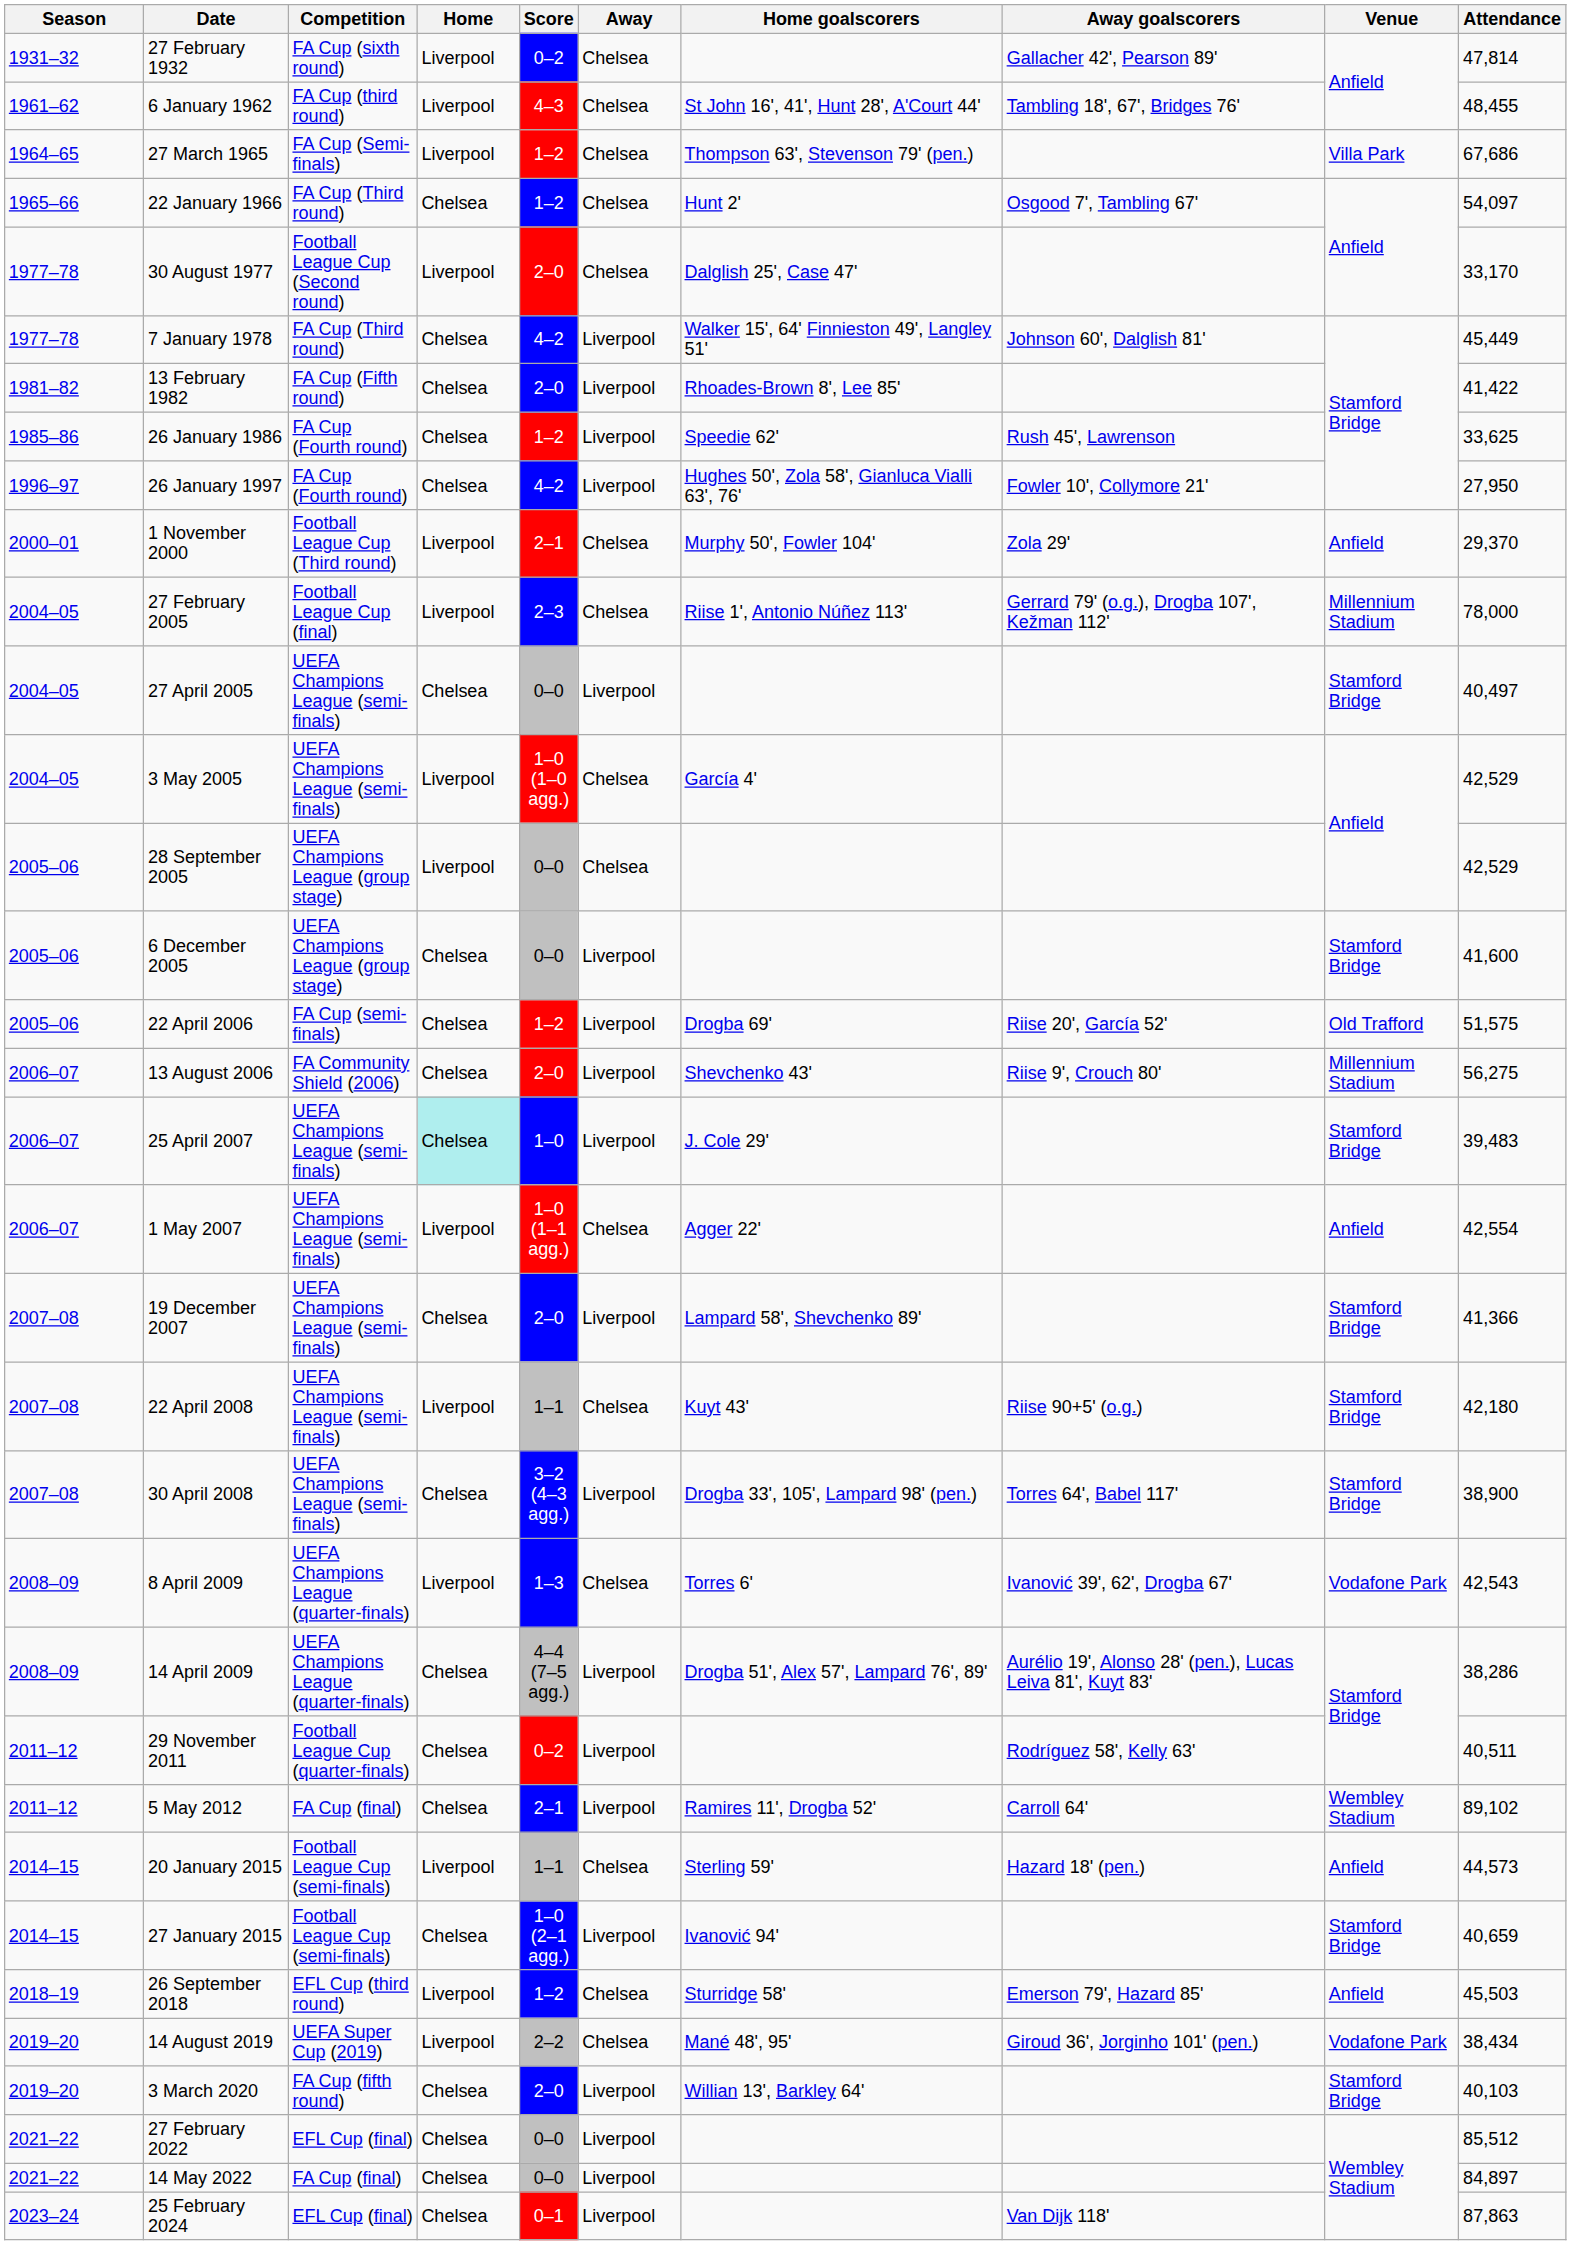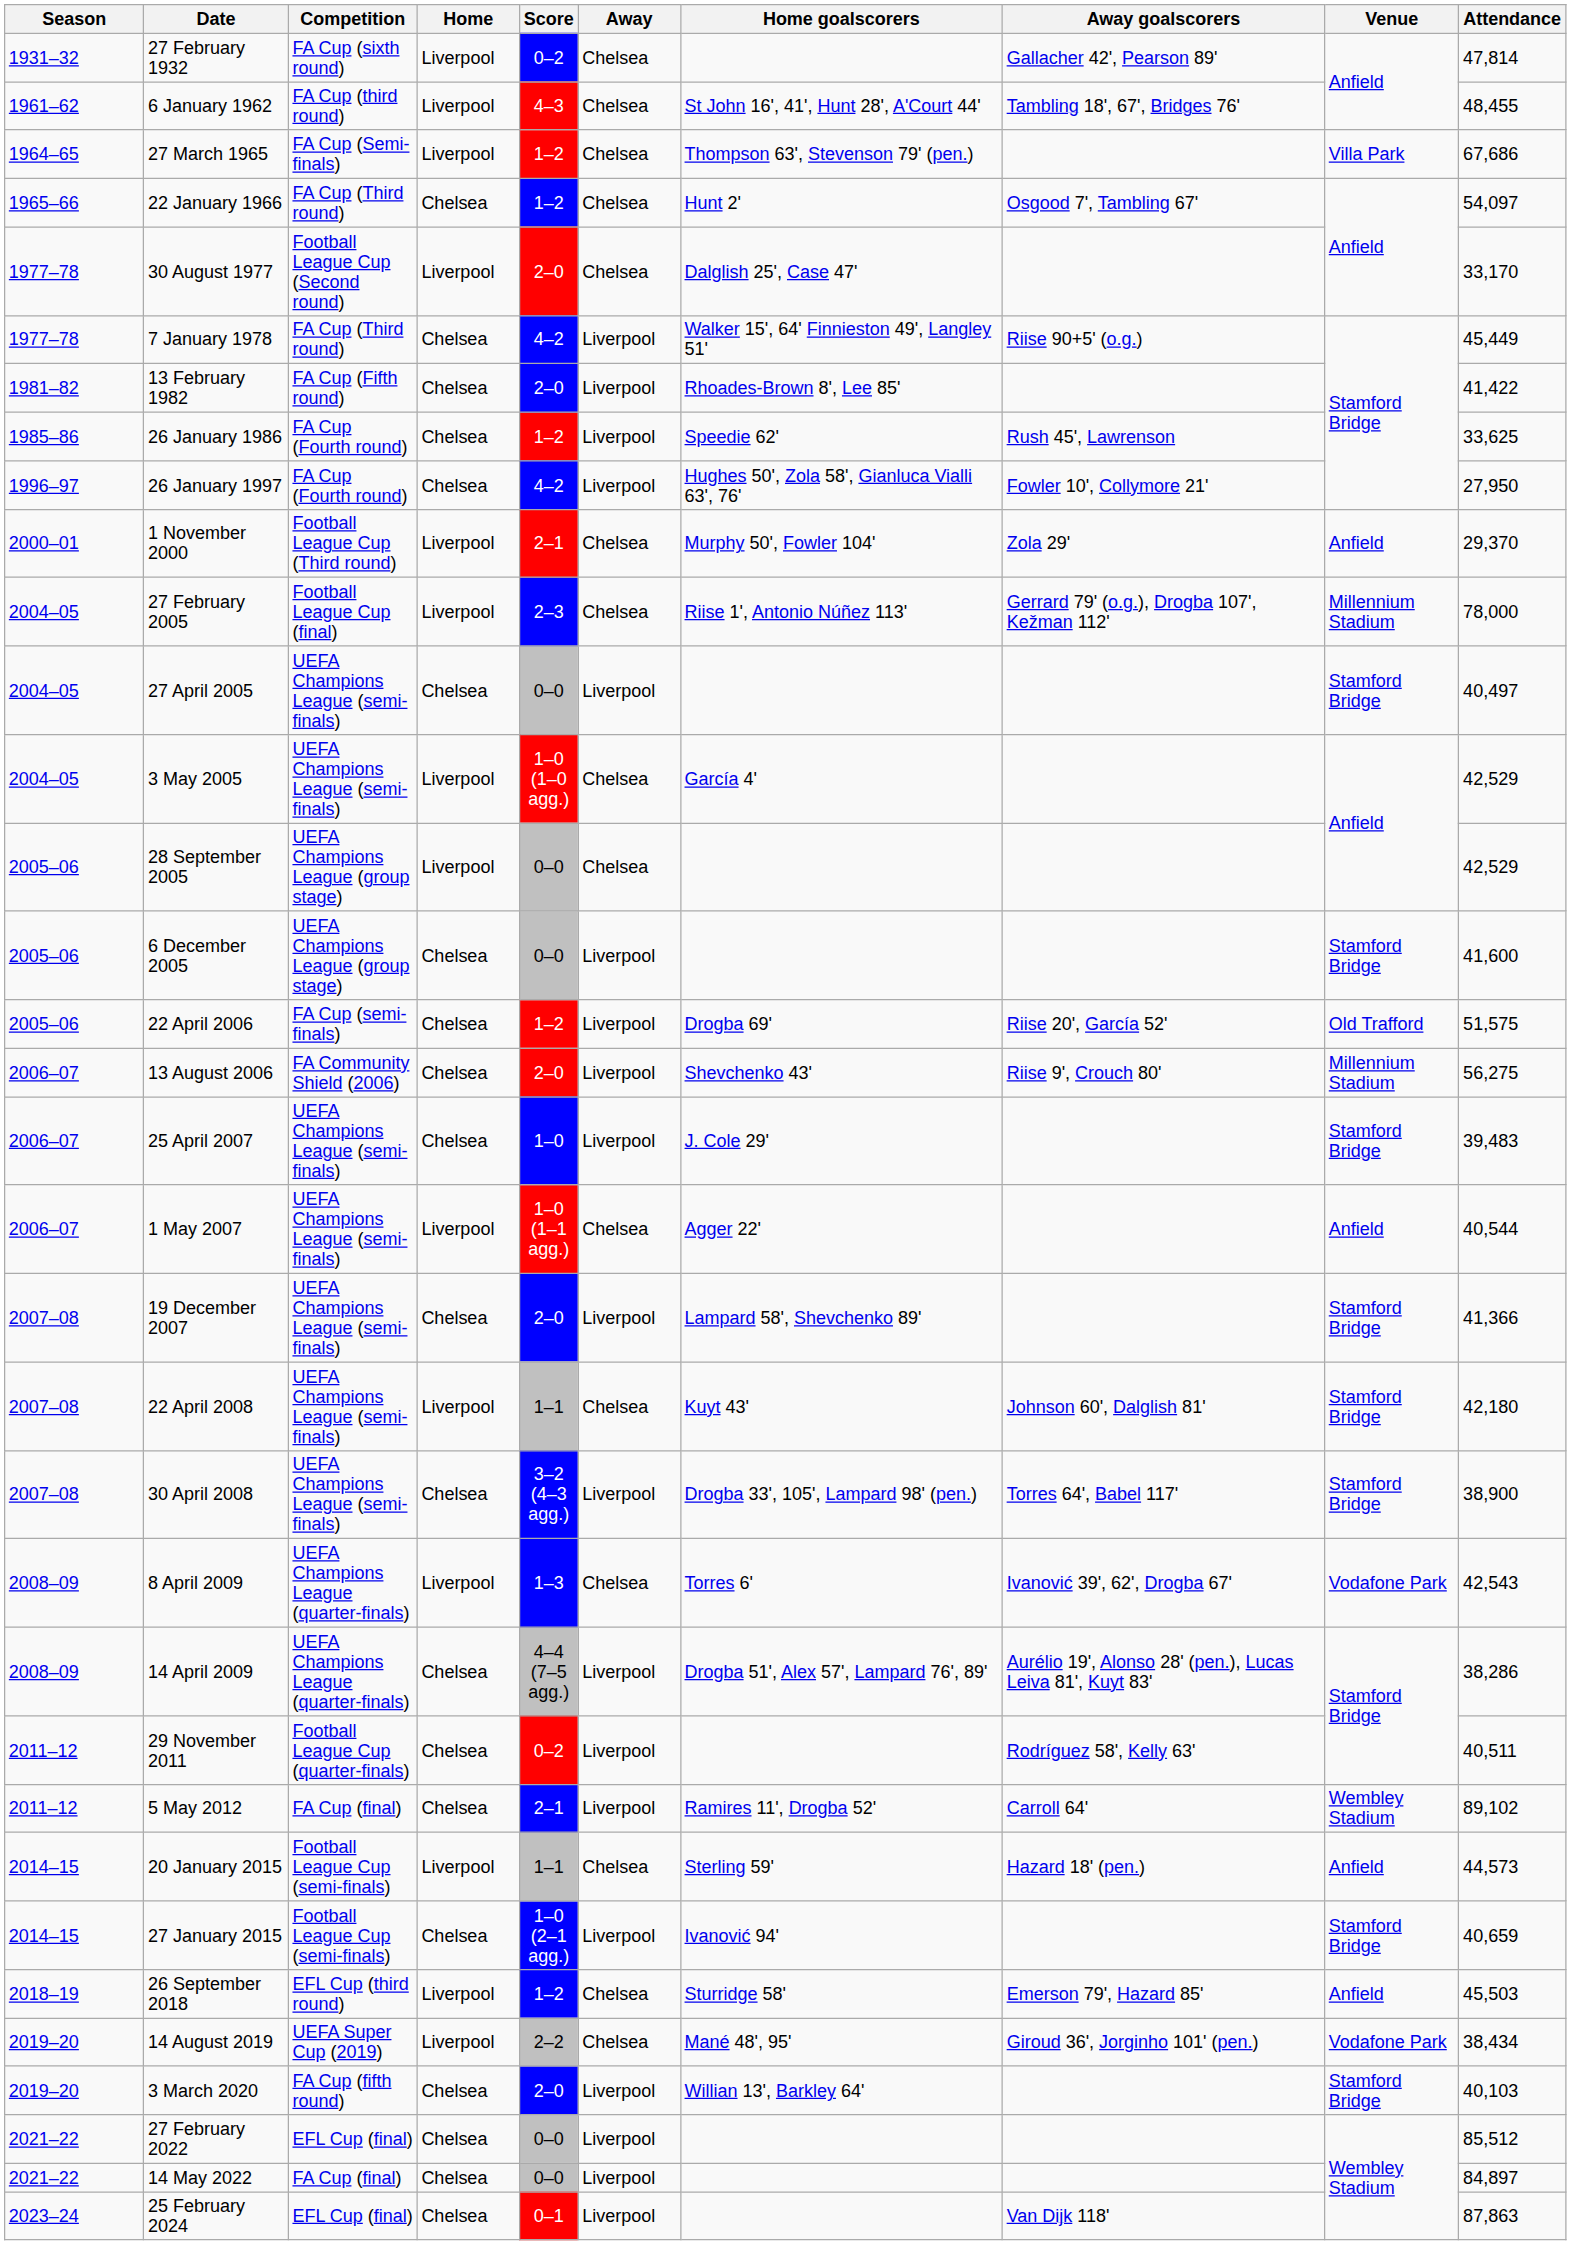(1106, 340) Johnson 60', Dalglish 81' -> (1075, 340) Riise 90+5' (o.g.)
(454, 1141) paleturquoise background -> (454, 1141) no background
(1491, 1230) 42,554 -> (1491, 1230) 40,544
(1075, 1406) Riise 90+5' (o.g.) -> (1106, 1406) Johnson 60', Dalglish 81'
